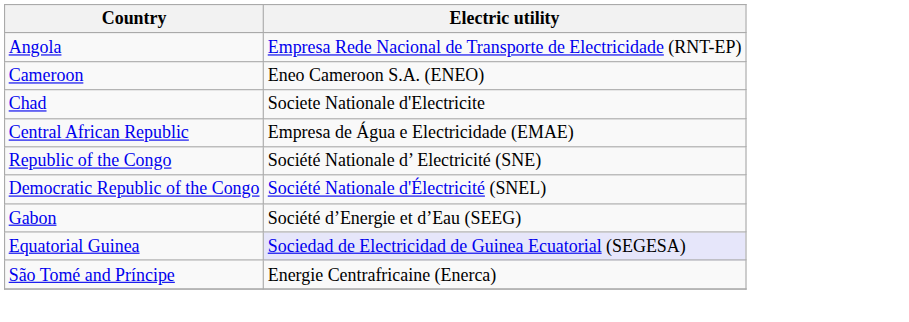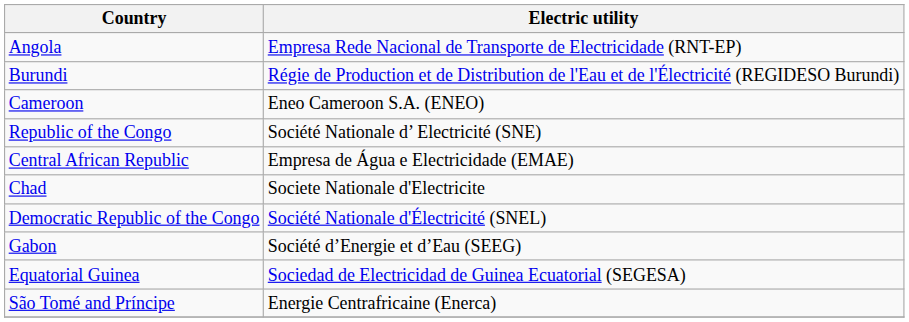+ row: (38, 75)
rows swapped: (90, 160) <-> (28, 103)
(477, 246) lavender background -> (477, 274) no background
